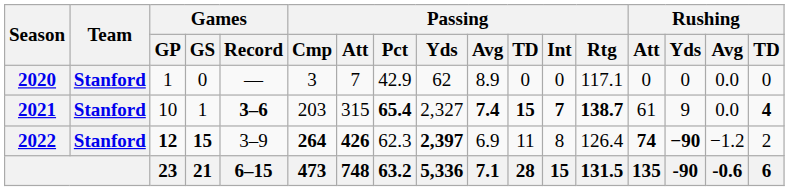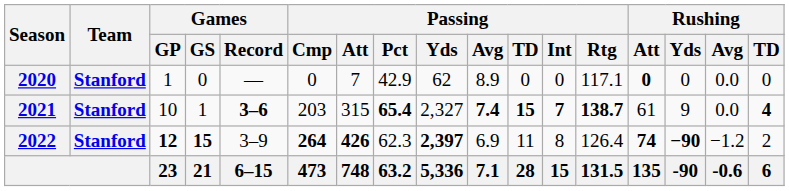(312, 79) 3 -> (312, 79) 0
(646, 79) normal -> (646, 79) bold
